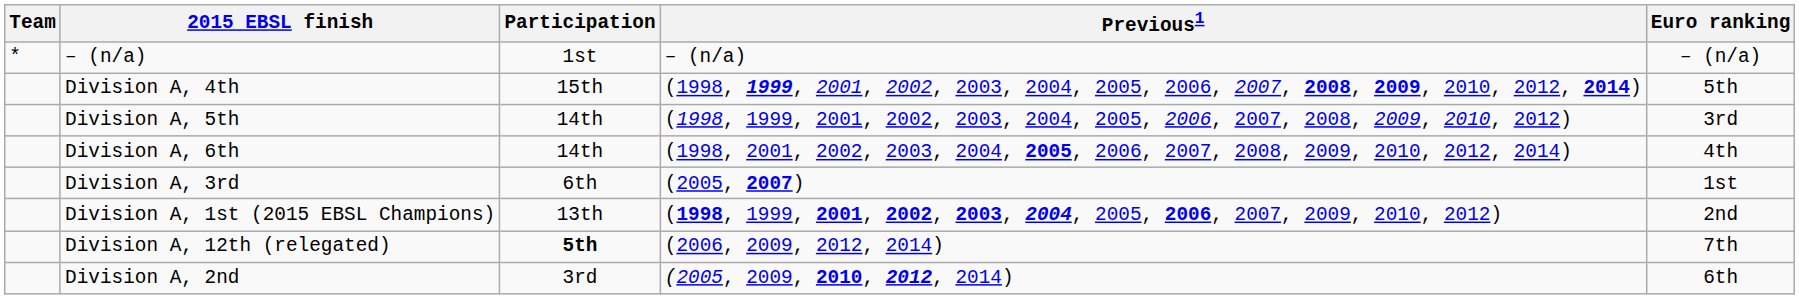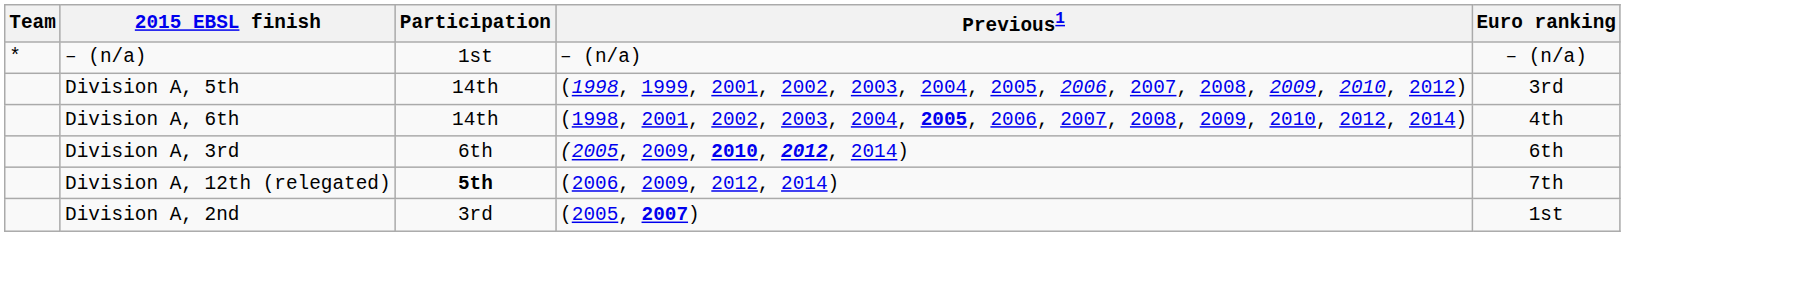- row: (152, 89)
(735, 183) (2005, 2007) -> (735, 152) (2005, 2009, 2010, 2012, 2014)
(1721, 183) 1st -> (1546, 152) 6th
- row: (280, 215)
(839, 278) (2005, 2009, 2010, 2012, 2014) -> (630, 215) (2005, 2007)
(1721, 278) 6th -> (1546, 215) 1st
